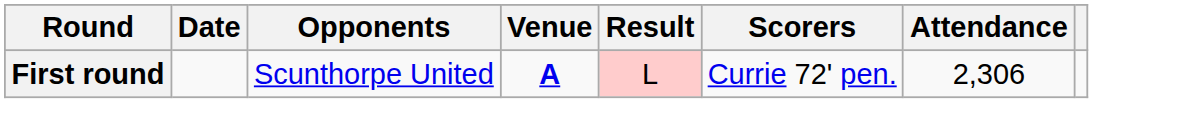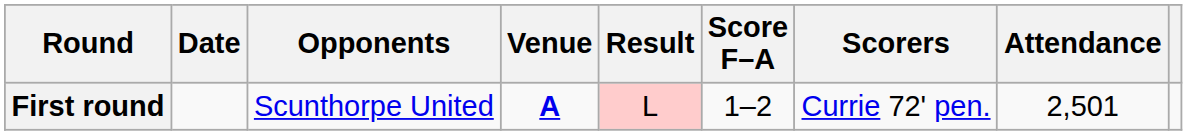+ column: (748, 43)
(989, 73) 2,306 -> (1083, 105) 2,501
